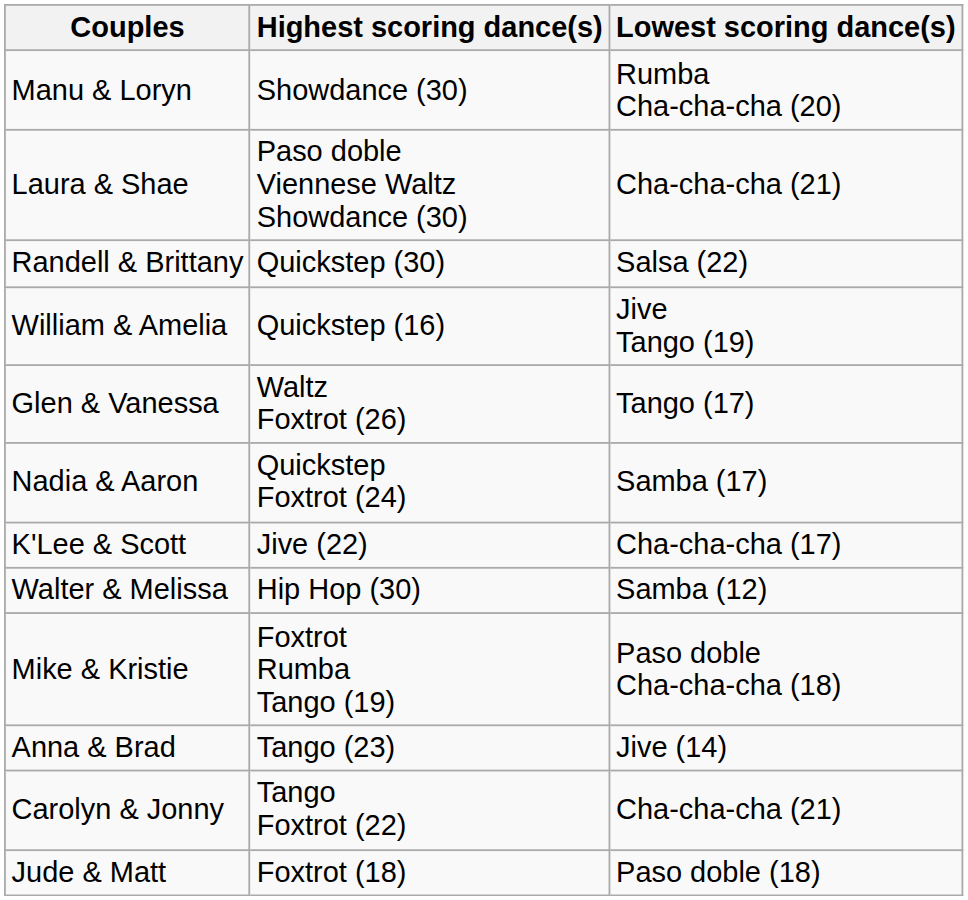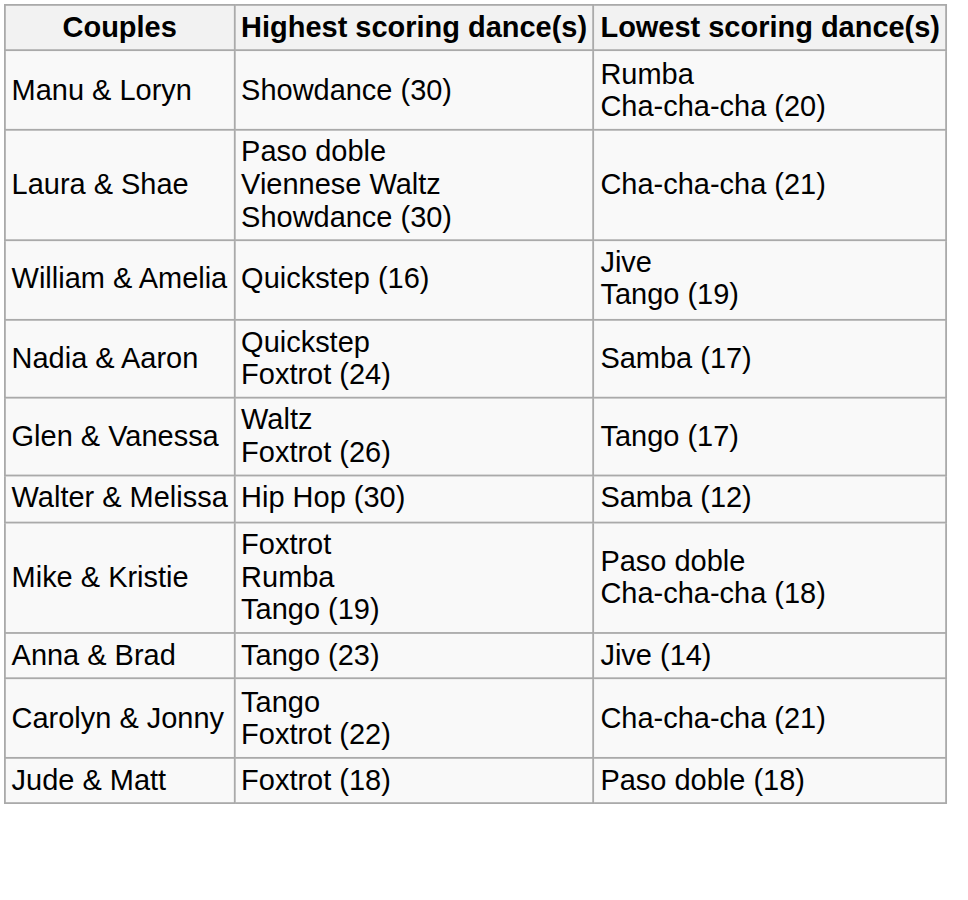- row: (127, 262)
rows swapped: (105, 482) <-> (115, 403)
- row: (99, 544)
